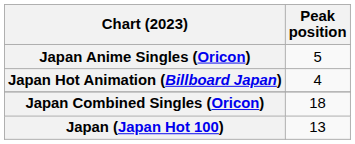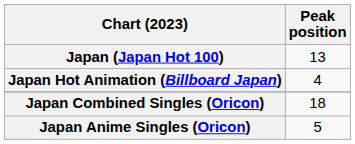rows swapped: (145, 127) <-> (145, 56)
